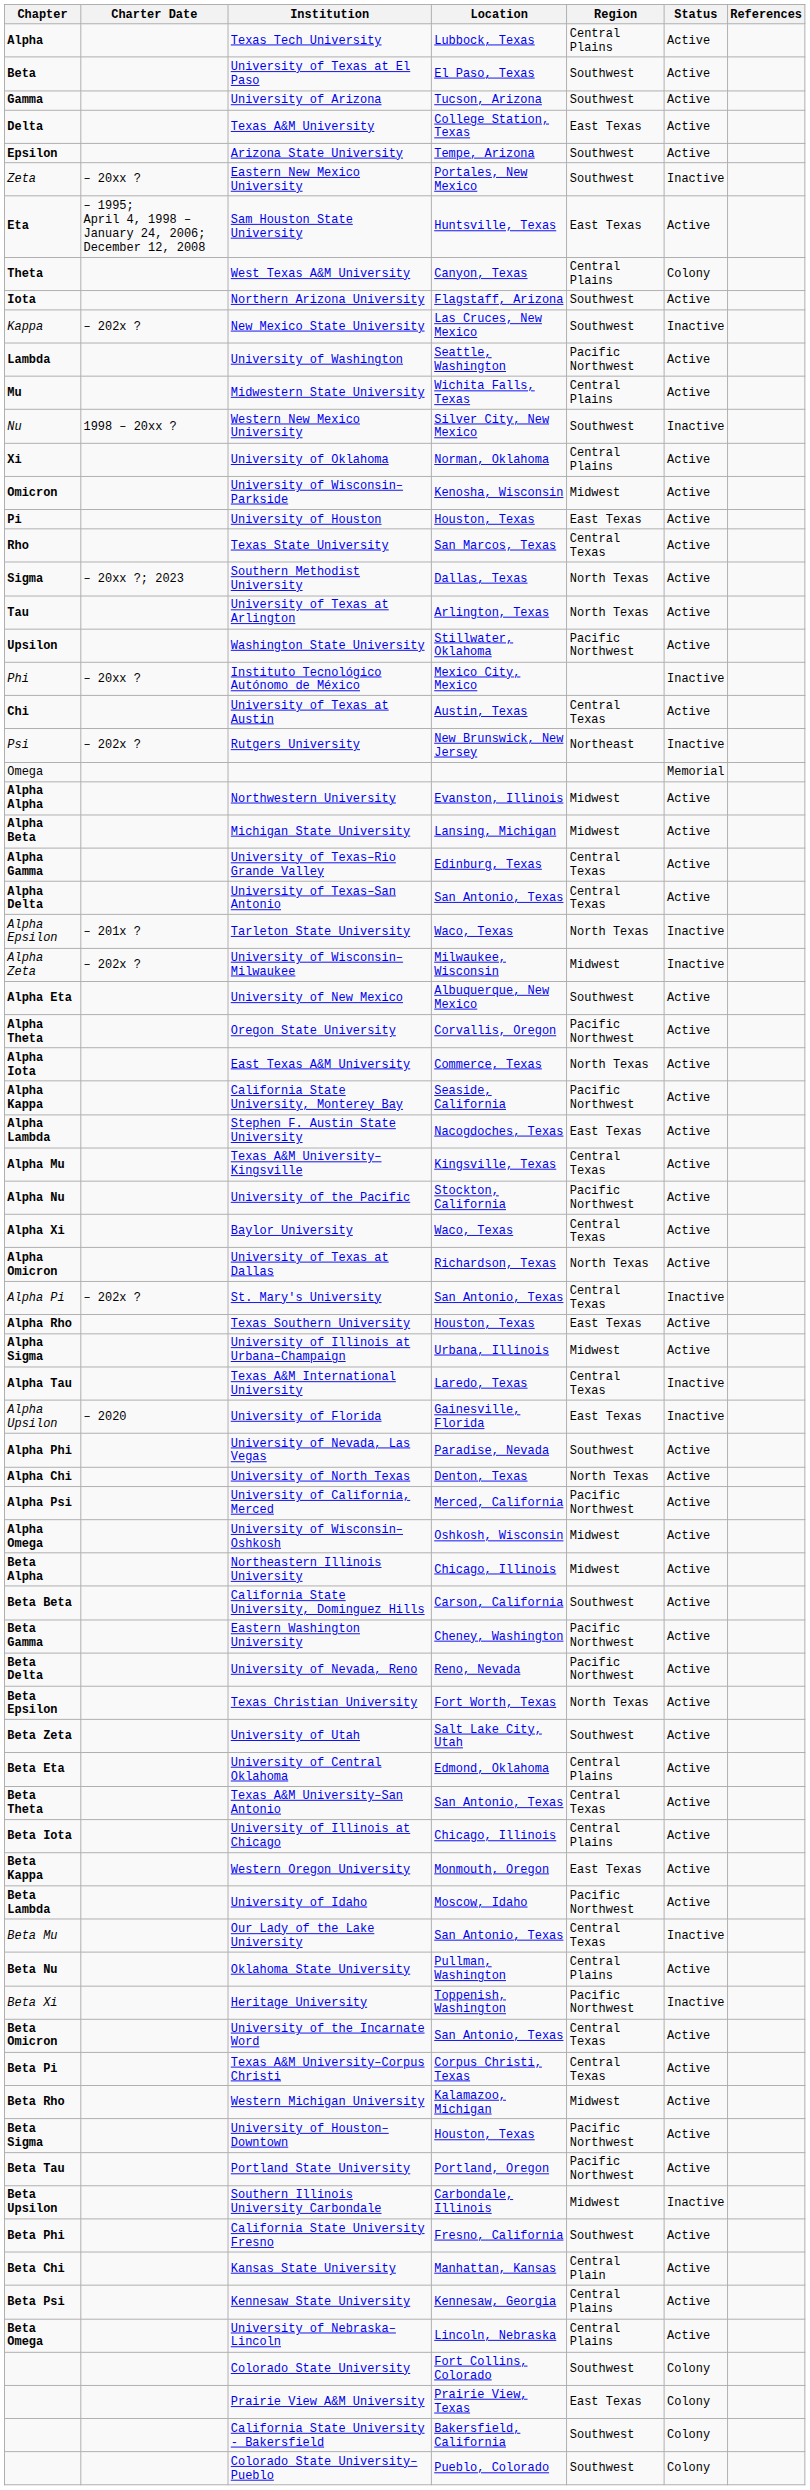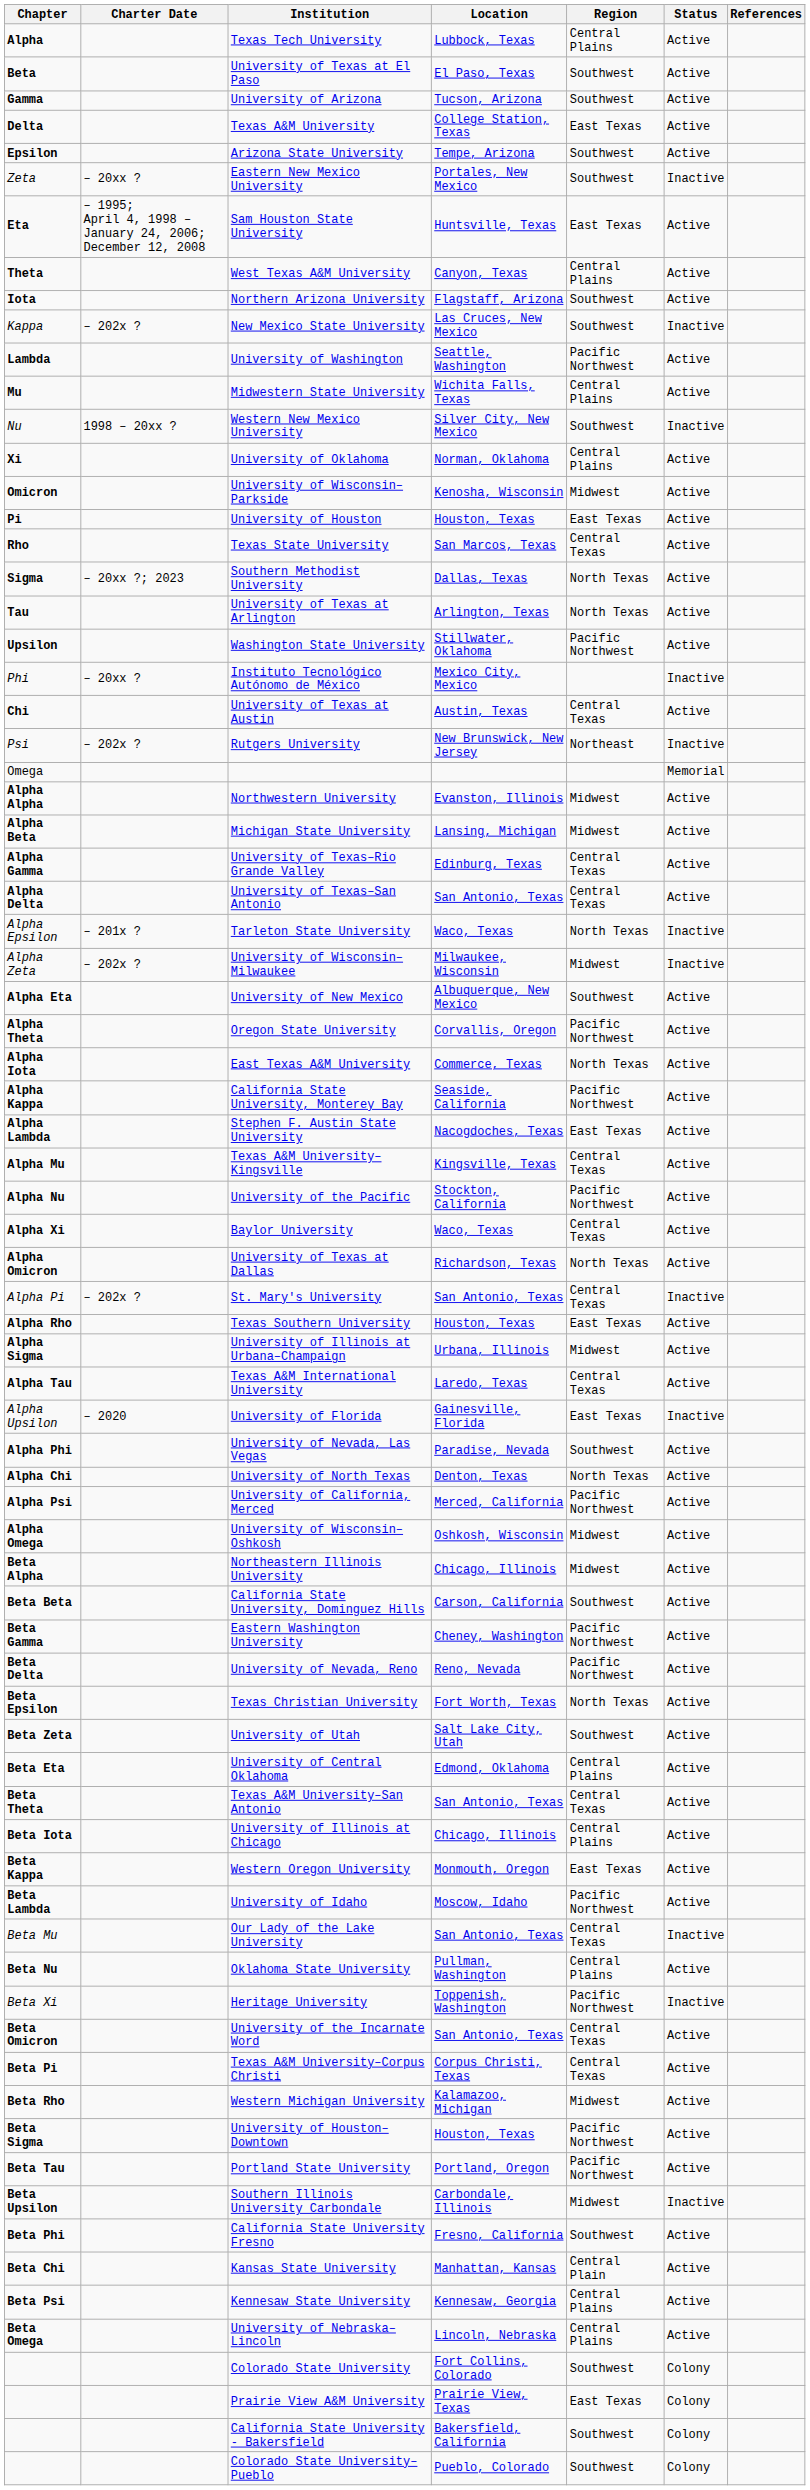(689, 274) Colony -> (689, 274) Active
(696, 1384) Inactive -> (689, 1384) Active
